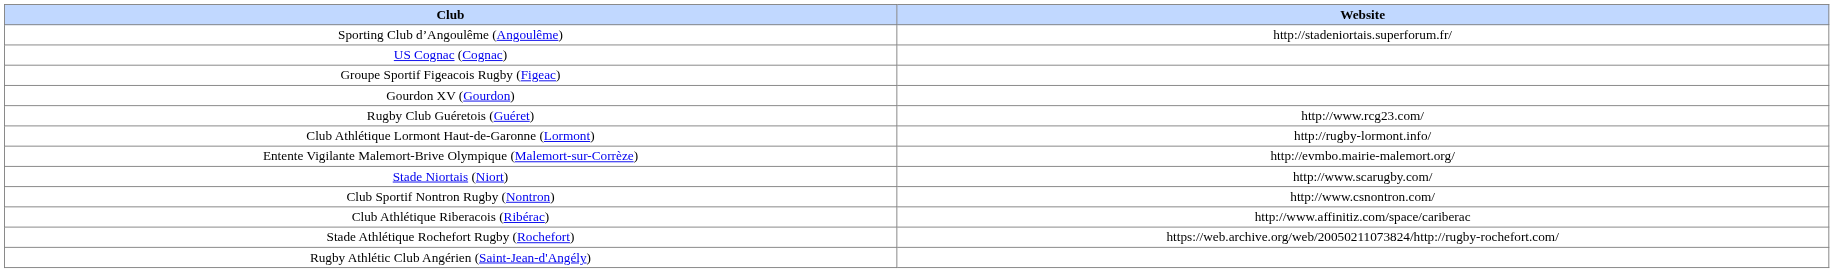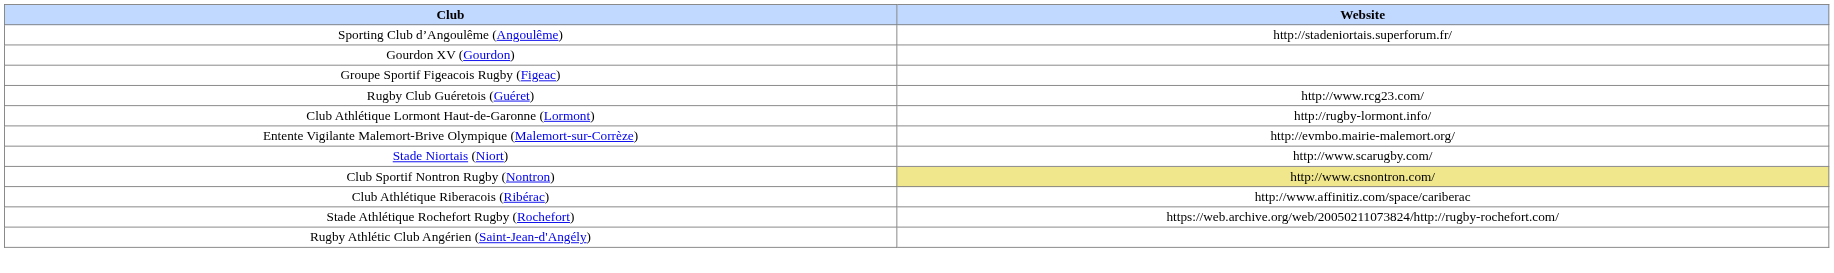- row: (450, 55)
rows swapped: (450, 75) <-> (450, 95)
(1363, 196) no background -> (1363, 176) khaki background
